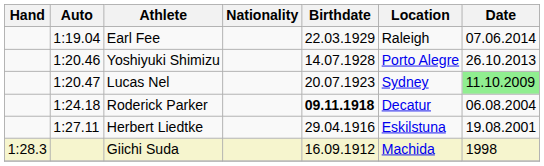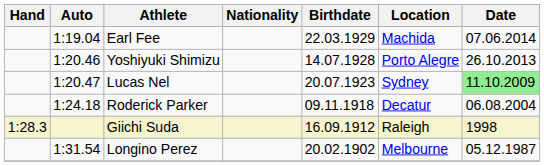(406, 37) Raleigh -> (408, 37) Machida
(340, 104) bold -> (339, 104) normal
- row: (155, 127)
(408, 149) Machida -> (406, 127) Raleigh
+ row: (152, 149)
